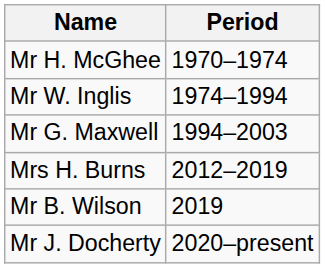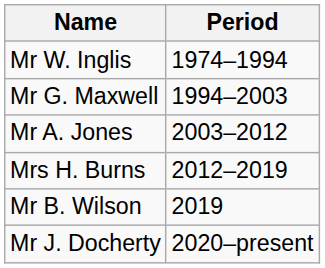- row: (85, 59)
+ row: (71, 133)
